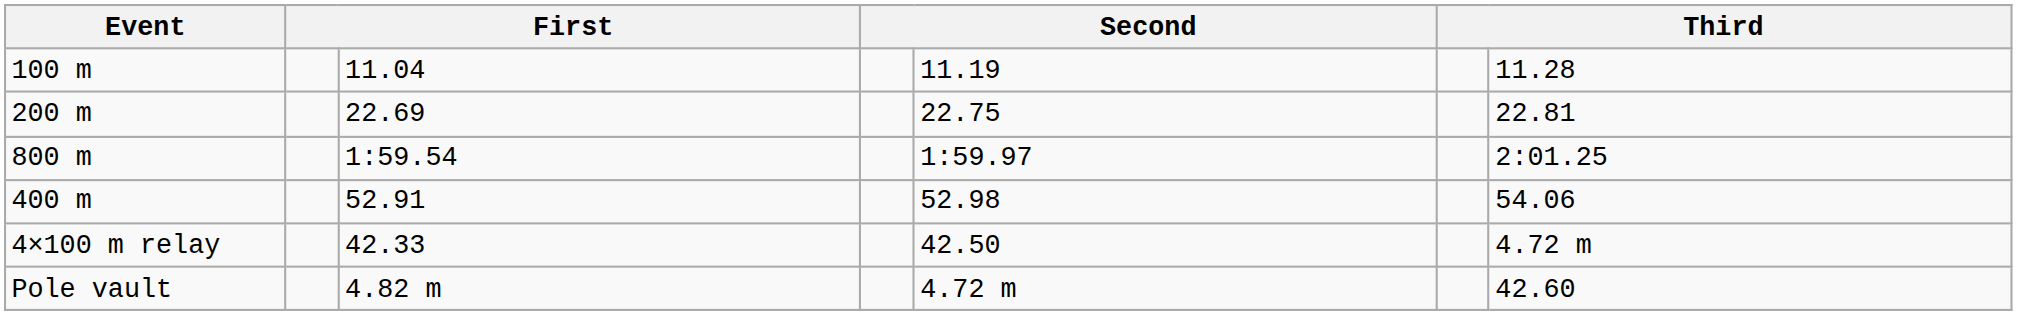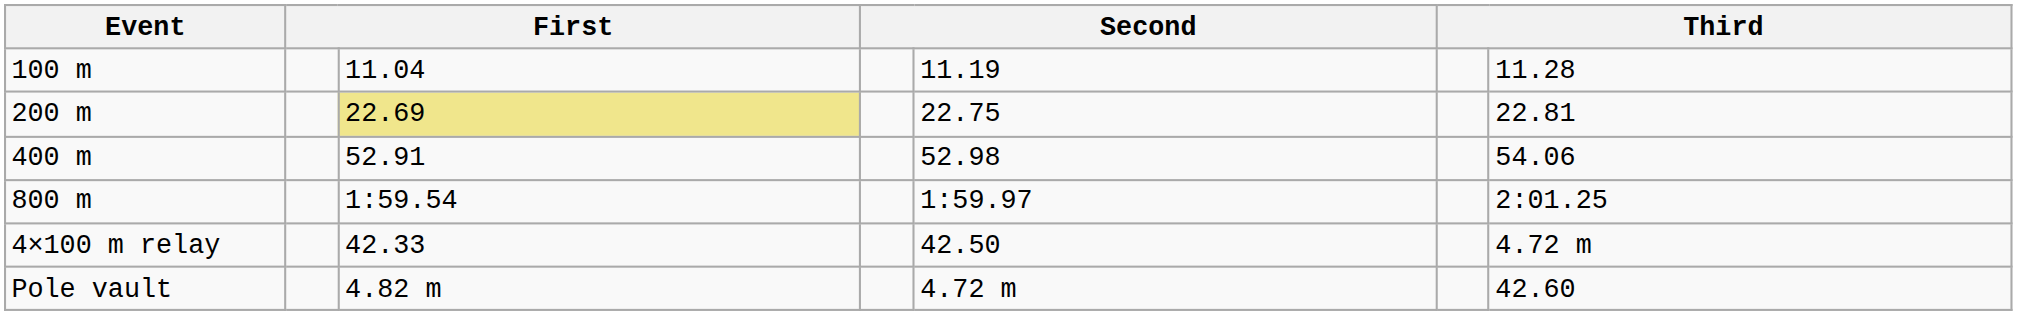(385, 114) no background -> (385, 114) khaki background
rows swapped: (52, 201) <-> (52, 158)
